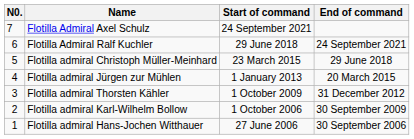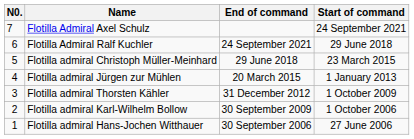columns swapped: (267, 12) <-> (361, 12)
